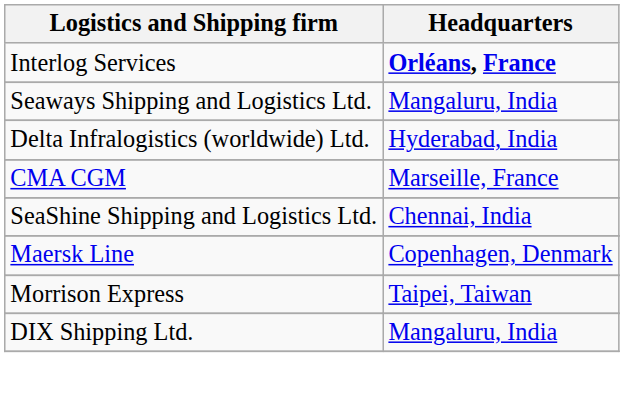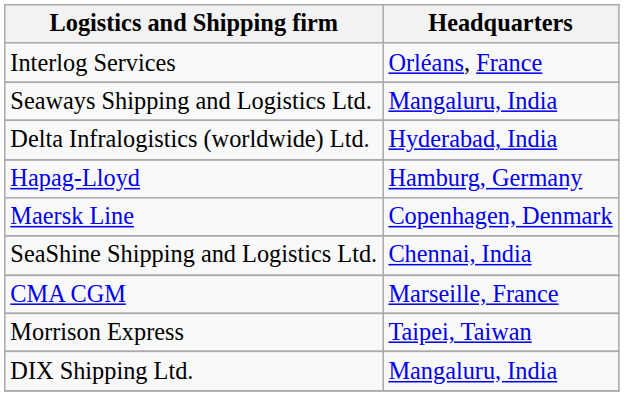(472, 62) bold -> (465, 62) normal
+ row: (75, 178)
rows swapped: (72, 255) <-> (68, 178)
